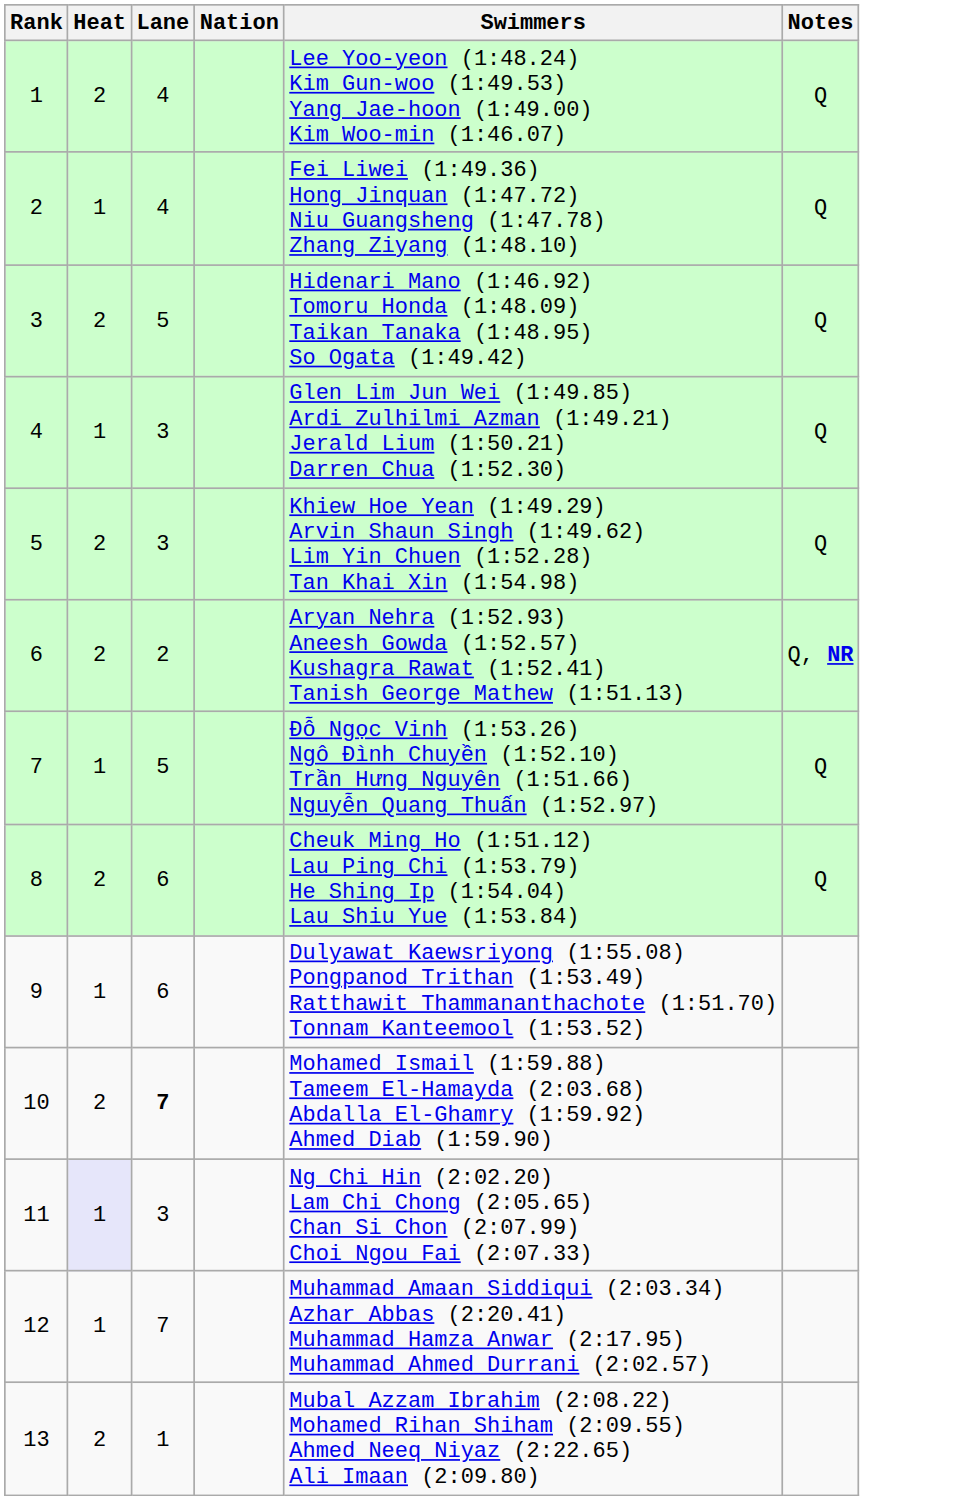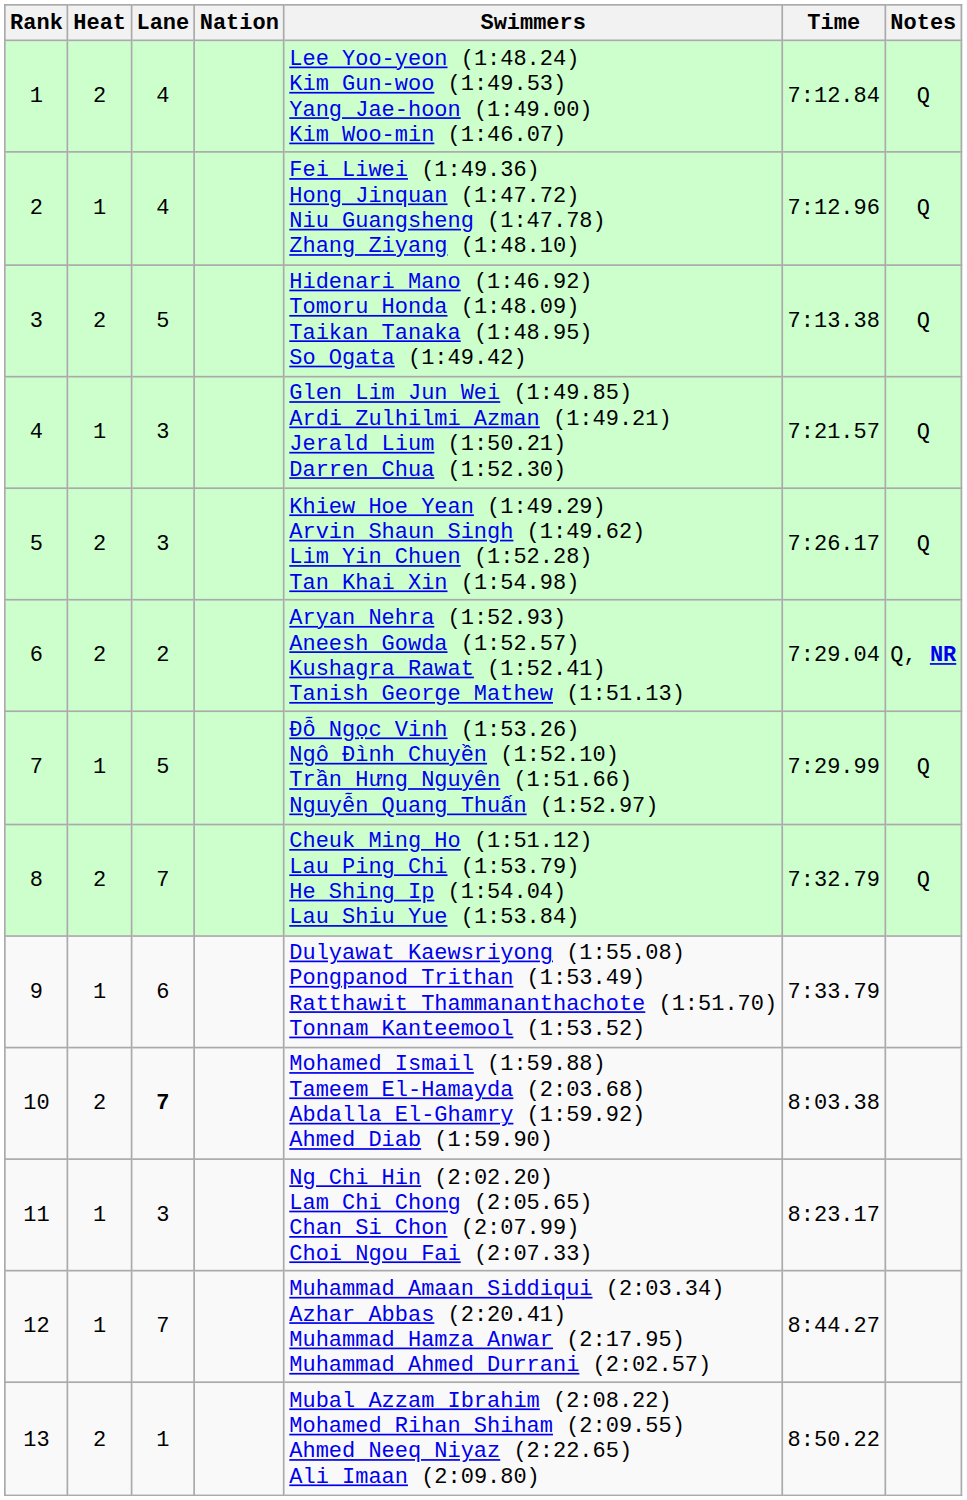+ column: (834, 23)
(163, 880) 6 -> (163, 880) 7
(100, 1215) lavender background -> (100, 1215) no background
